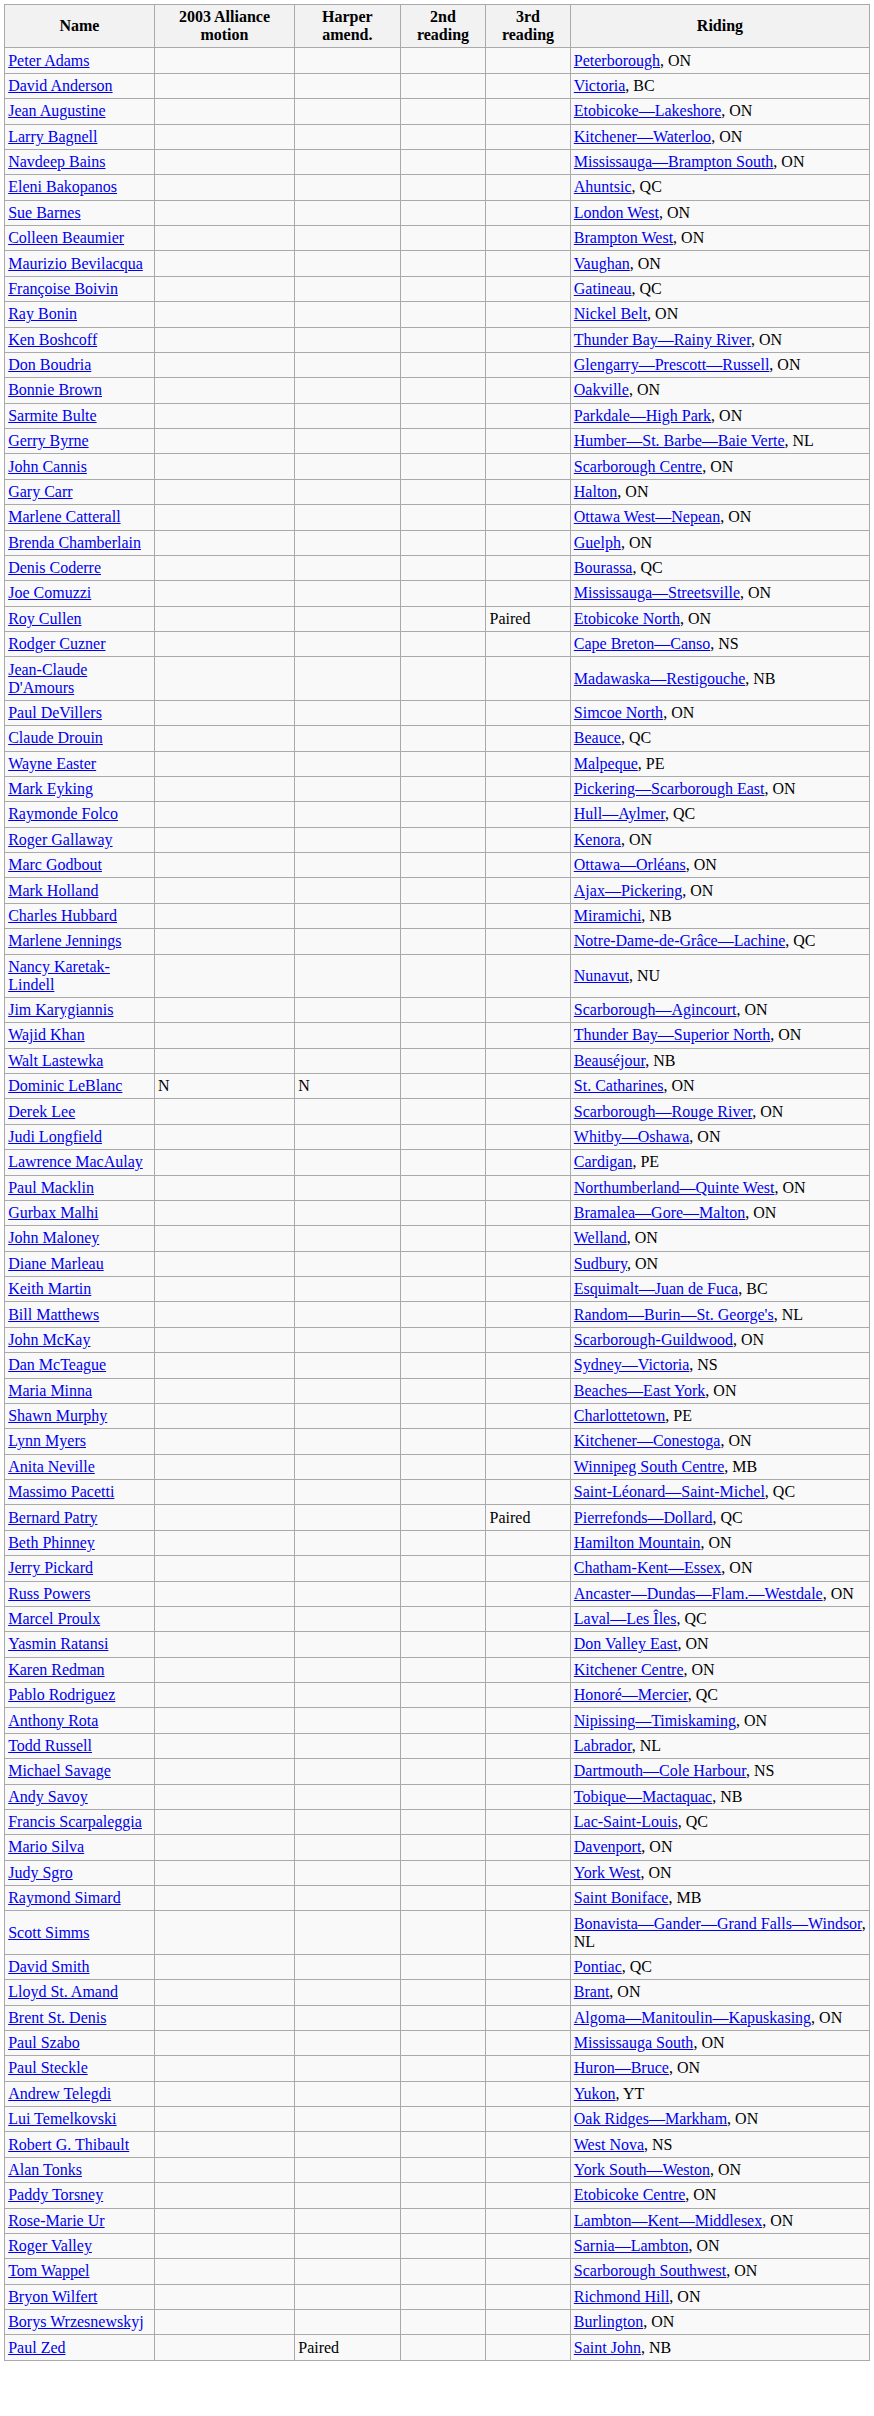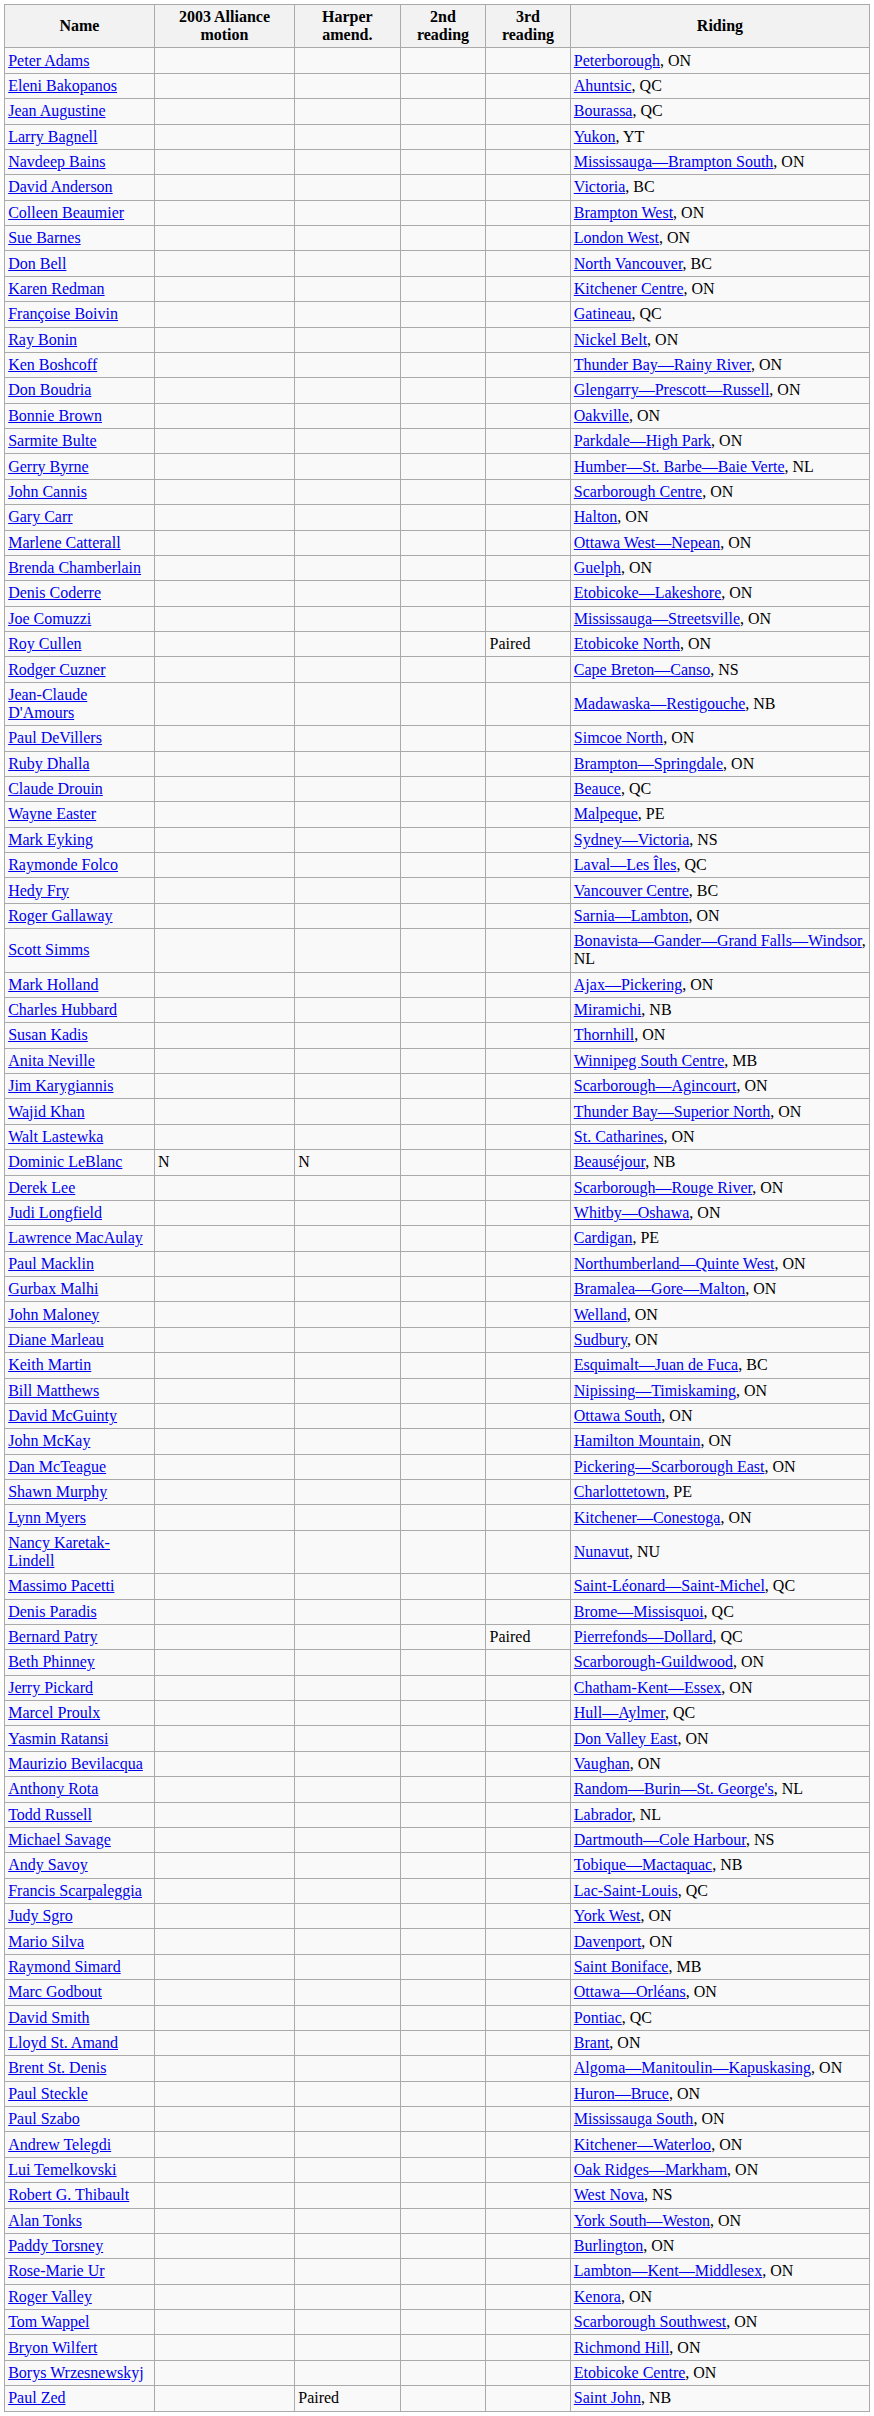rows swapped: (60, 85) <-> (63, 187)
(663, 111) Etobicoke—Lakeshore, ON -> (618, 111) Bourassa, QC
(658, 136) Kitchener—Waterloo, ON -> (609, 136) Yukon, YT
rows swapped: (44, 212) <-> (66, 238)
+ row: (37, 263)
rows swapped: (76, 263) <-> (56, 1669)
(618, 568) Bourassa, QC -> (663, 593) Etobicoke—Lakeshore, ON
+ row: (49, 763)
(685, 789) Pickering—Scarborough East, ON -> (646, 839) Sydney—Victoria, NS
(635, 814) Hull—Aylmer, QC -> (640, 865) Laval—Les Îles, QC
+ row: (39, 890)
(613, 839) Kenora, ON -> (647, 915) Sarnia—Lambton, ON
rows swapped: (55, 865) <-> (49, 1932)
- row: (65, 941)
+ row: (48, 1035)
rows swapped: (59, 975) <-> (52, 1466)
(625, 1060) Beauséjour, NB -> (634, 1136) St. Catharines, ON
(634, 1086) St. Catharines, ON -> (625, 1162) Beauséjour, NB
(688, 1314) Random—Burin—St. George's, NL -> (670, 1390) Nipissing—Timiskaming, ON
+ row: (63, 1416)
(669, 1339) Scarborough-Guildwood, ON -> (653, 1441) Hamilton Mountain, ON
(646, 1365) Sydney—Victoria, NS -> (685, 1466) Pickering—Scarborough East, ON
- row: (50, 1390)
+ row: (52, 1611)
(653, 1542) Hamilton Mountain, ON -> (669, 1662) Scarborough-Guildwood, ON
- row: (49, 1593)
(640, 1619) Laval—Les Îles, QC -> (635, 1713) Hull—Aylmer, QC
- row: (62, 1695)
(670, 1720) Nipissing—Timiskaming, ON -> (688, 1789) Random—Burin—St. George's, NL
rows swapped: (40, 1872) <-> (46, 1847)
rows swapped: (48, 2068) <-> (44, 2043)
(609, 2093) Yukon, YT -> (658, 2144) Kitchener—Waterloo, ON
(645, 2195) Etobicoke Centre, ON -> (624, 2246) Burlington, ON
(647, 2246) Sarnia—Lambton, ON -> (613, 2296) Kenora, ON
(624, 2322) Burlington, ON -> (645, 2372) Etobicoke Centre, ON
